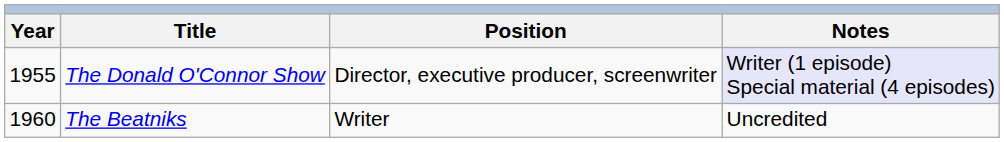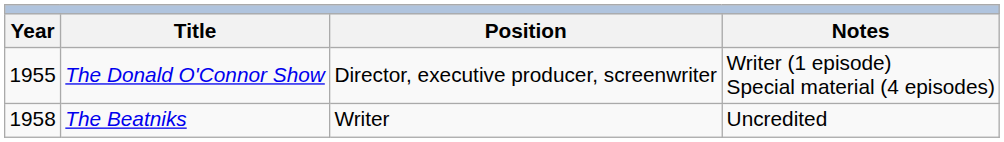(861, 75) lavender background -> (861, 75) no background
(33, 119) 1960 -> (33, 119) 1958
